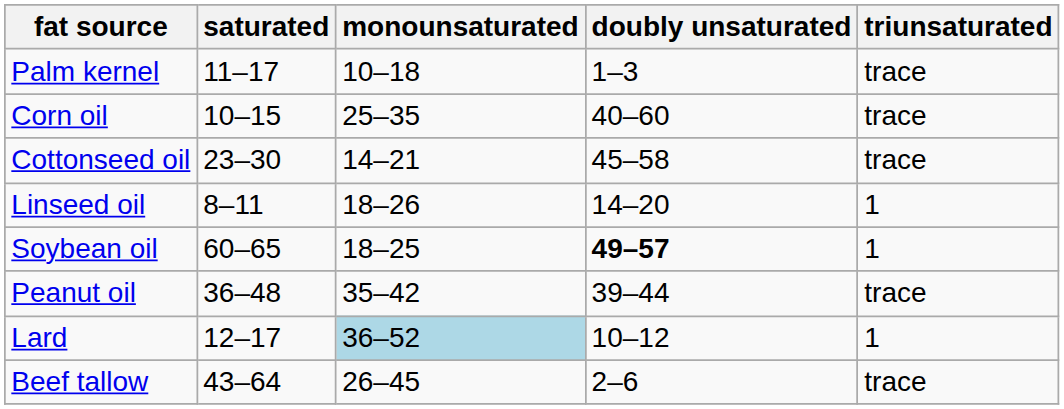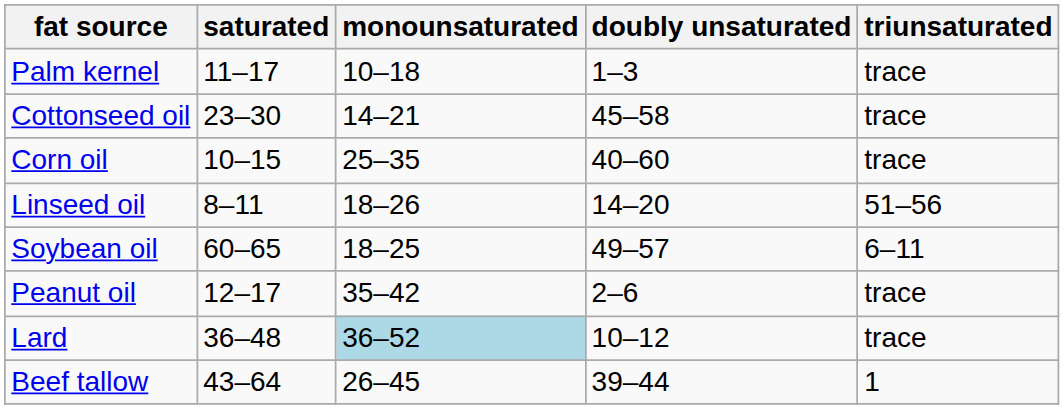rows swapped: (101, 159) <-> (60, 115)
(872, 204) 1 -> (903, 204) 51–56
(631, 248) bold -> (631, 248) normal
(872, 248) 1 -> (894, 248) 6–11
(242, 293) 36–48 -> (242, 293) 12–17
(631, 293) 39–44 -> (615, 293) 2–6
(242, 337) 12–17 -> (242, 337) 36–48
(872, 337) 1 -> (895, 337) trace
(615, 381) 2–6 -> (631, 381) 39–44
(895, 381) trace -> (872, 381) 1
